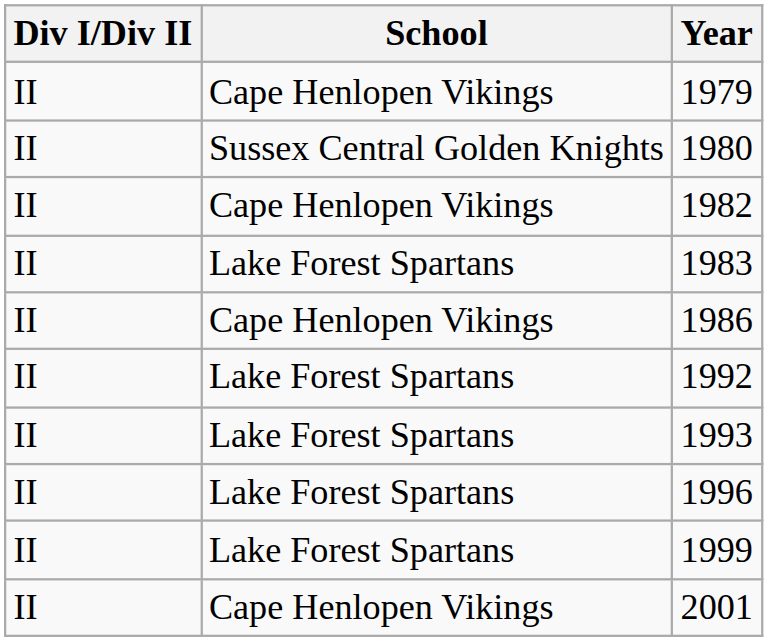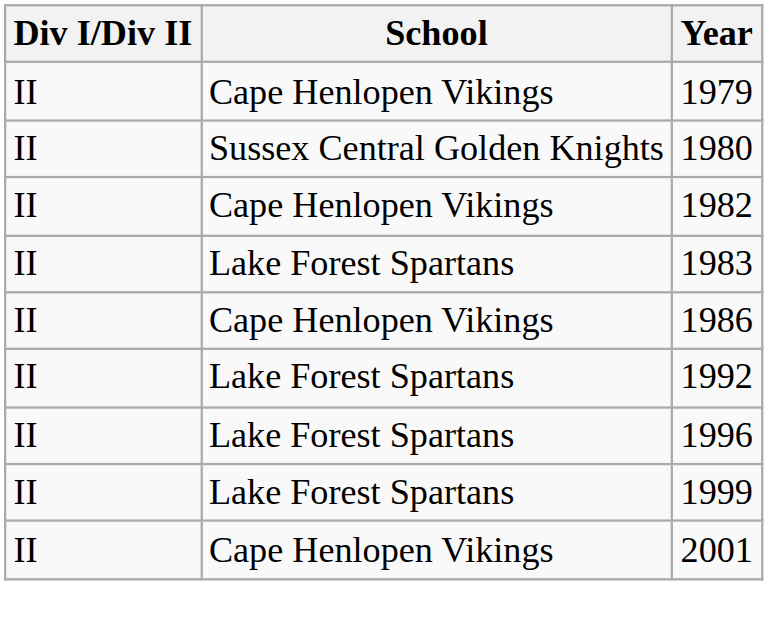- row: (717, 434)
